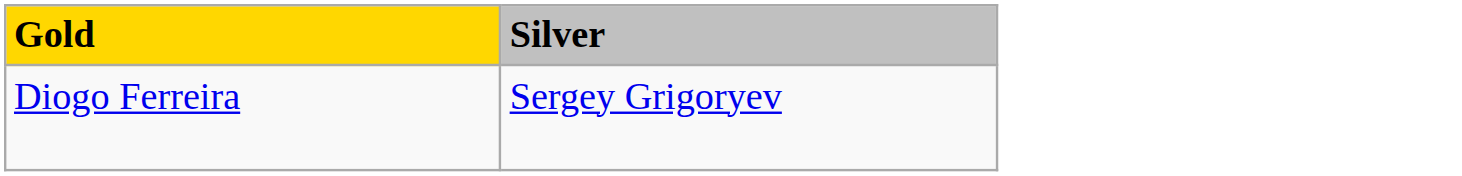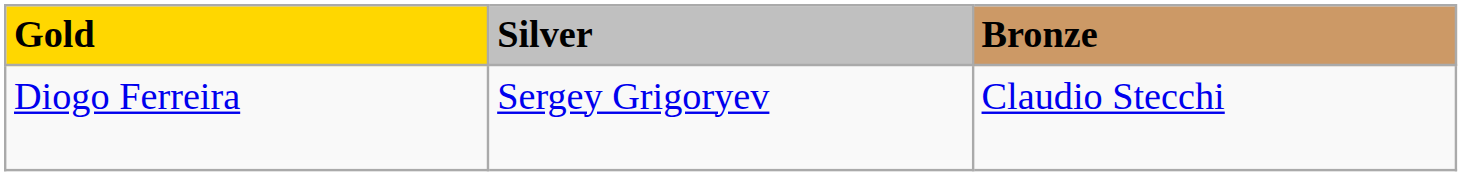+ column: (1040, 34)
